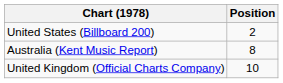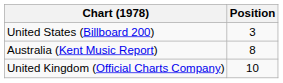(253, 31) 2 -> (253, 31) 3
